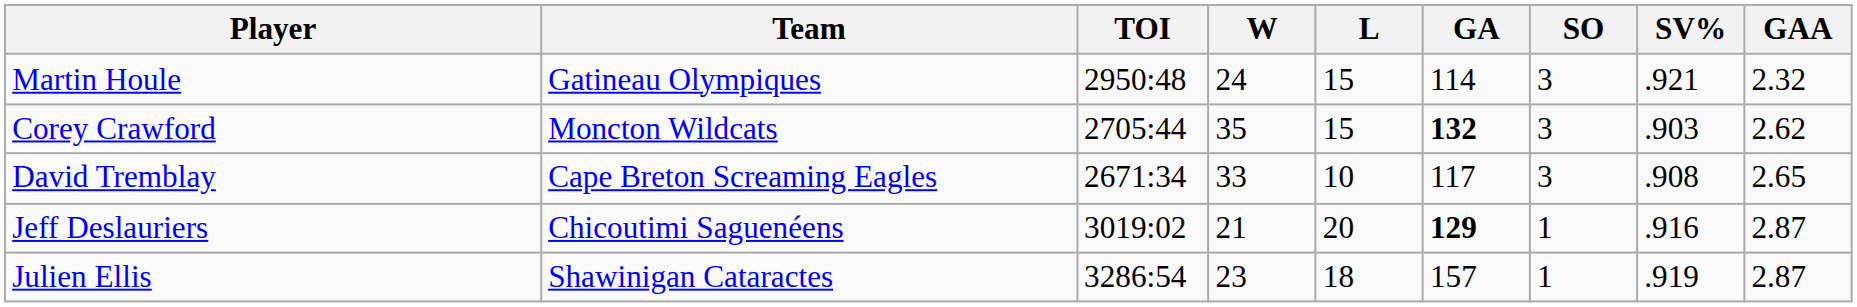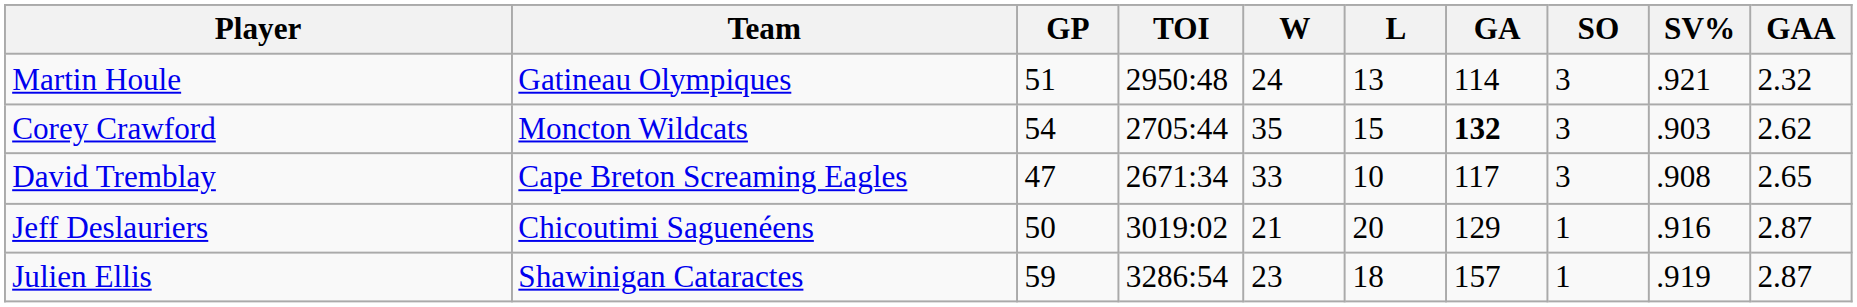+ column: (1068, 29)
(1338, 78) 15 -> (1368, 78) 13
(1453, 227) bold -> (1477, 227) normal
